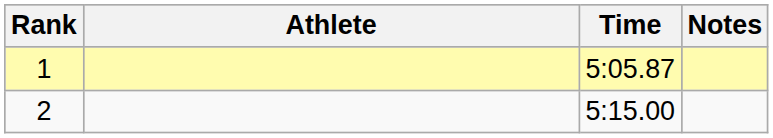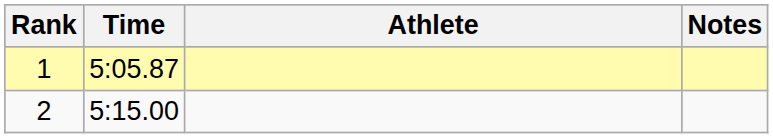columns swapped: (331, 25) <-> (630, 25)
